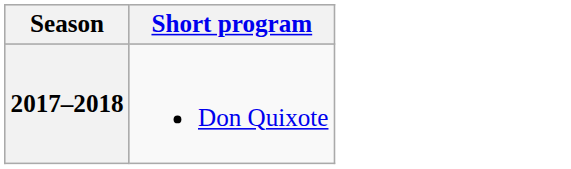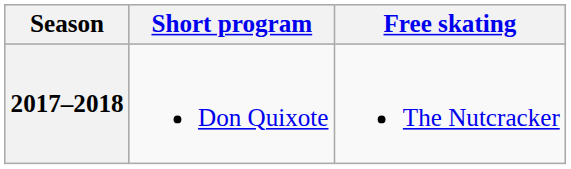+ column: (450, 24)
